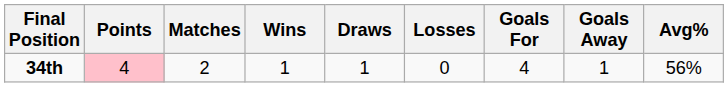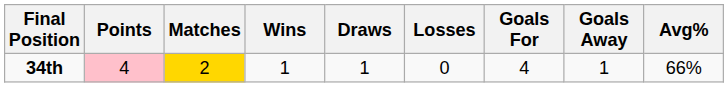(205, 68) no background -> (205, 68) gold background
(684, 68) 56% -> (684, 68) 66%
